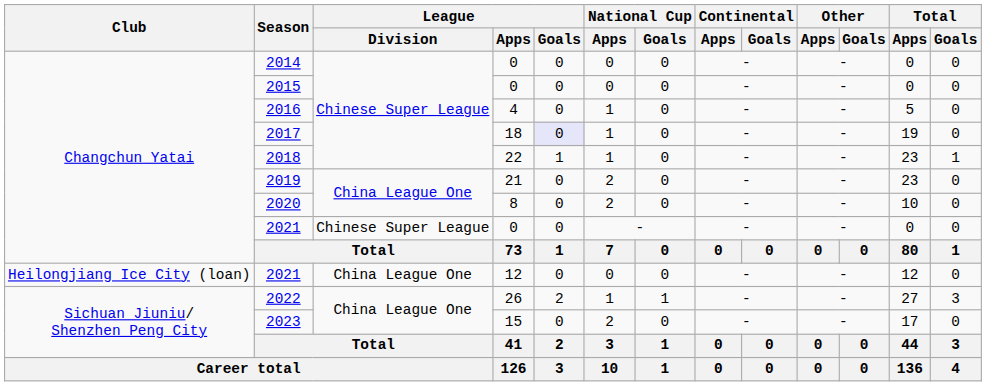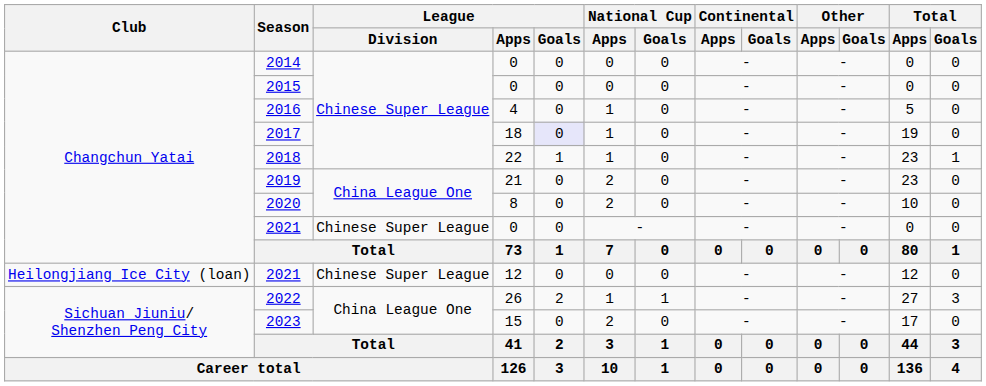(403, 275) China League One -> (403, 275) Chinese Super League
